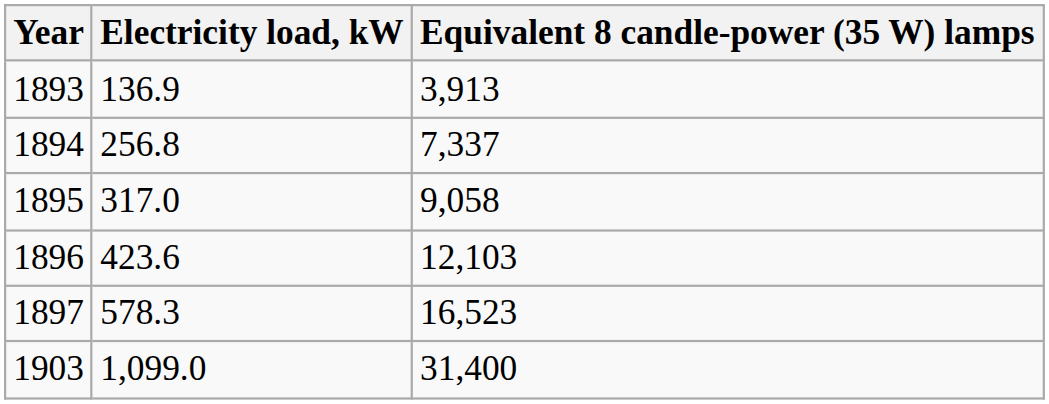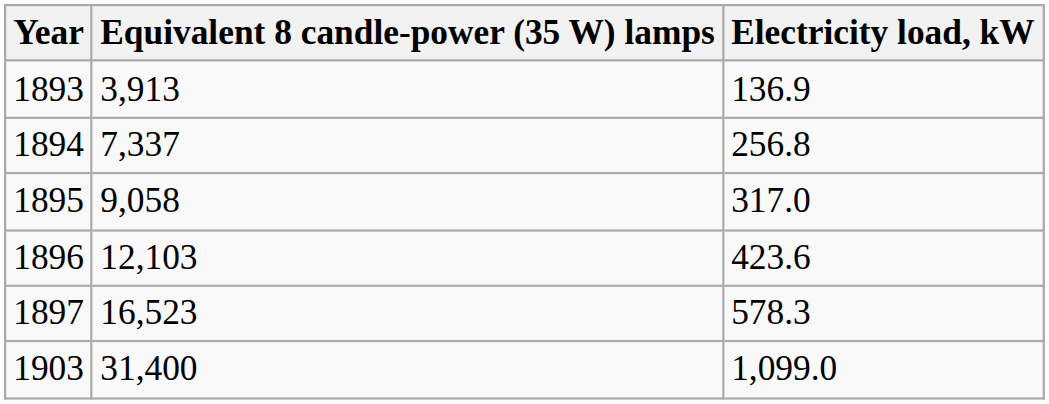columns swapped: (727, 32) <-> (252, 32)
